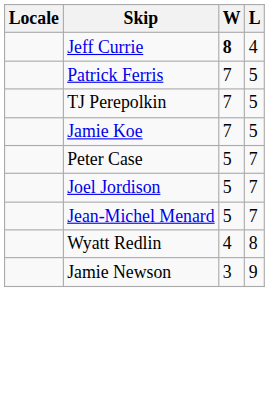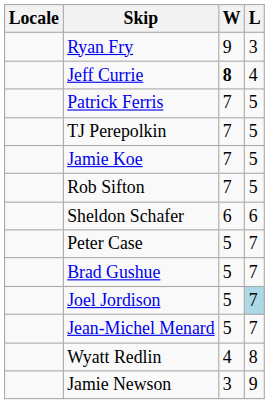+ row: (100, 46)
+ row: (106, 187)
+ row: (126, 215)
+ row: (114, 272)
(253, 187) no background -> (253, 300) lightblue background
